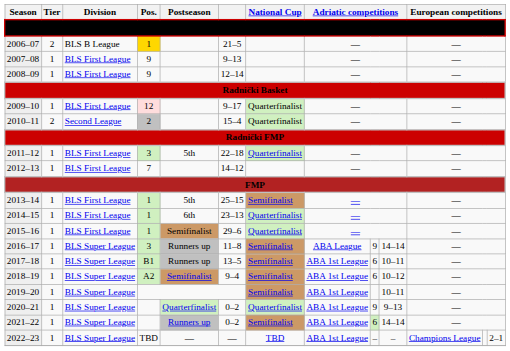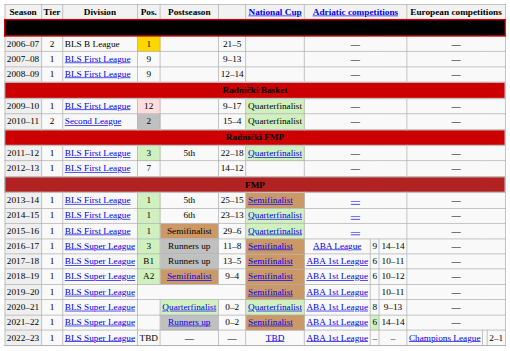(375, 307) 9 -> (375, 307) 8
